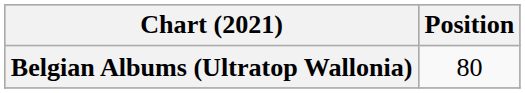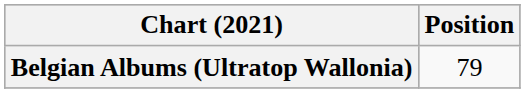(469, 66) 80 -> (469, 66) 79
